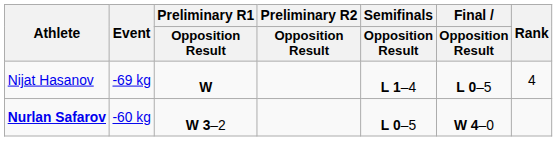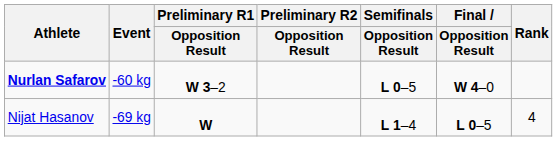rows swapped: (57, 118) <-> (51, 80)
